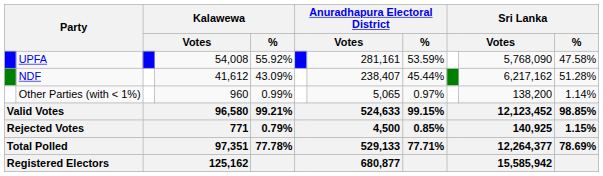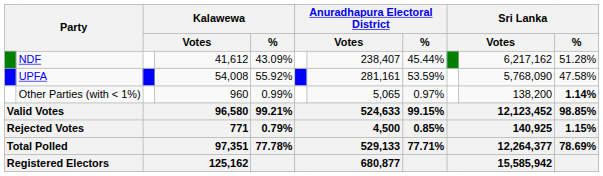rows swapped: (33, 59) <-> (30, 77)
(581, 94) normal -> (581, 94) bold
